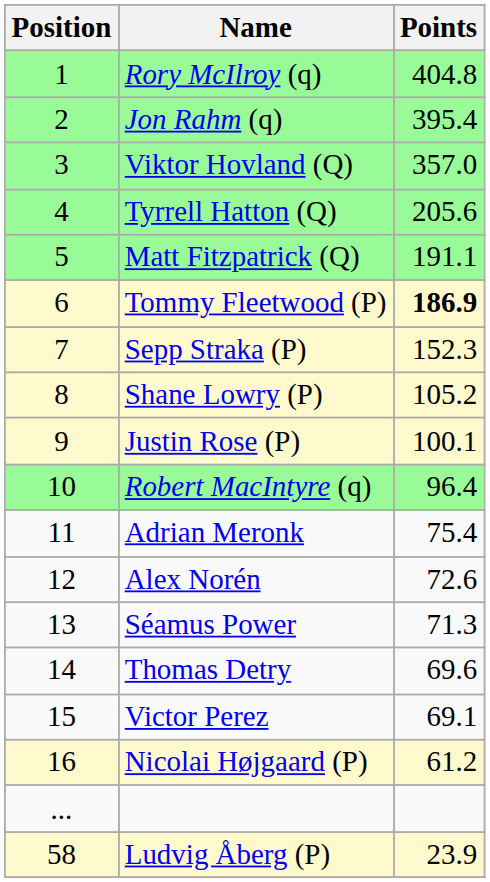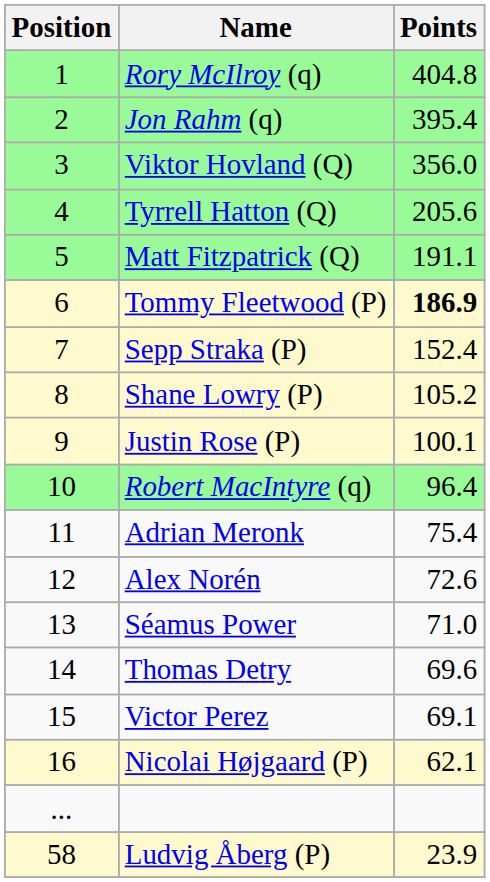(445, 165) 357.0 -> (445, 165) 356.0
(445, 348) 152.3 -> (445, 348) 152.4
(452, 624) 71.3 -> (452, 624) 71.0
(452, 762) 61.2 -> (452, 762) 62.1
